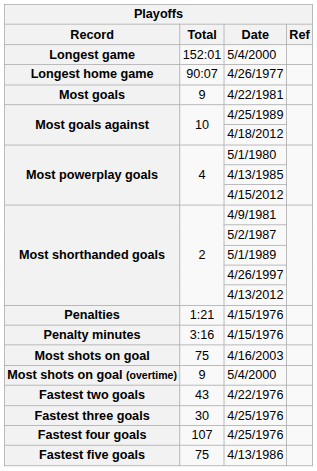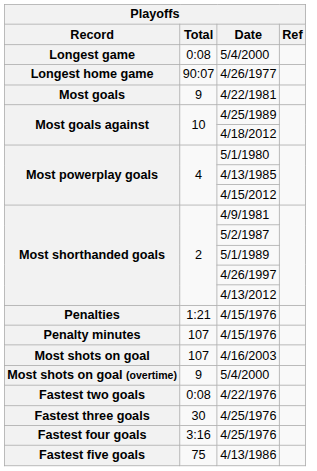(202, 54) 152:01 -> (199, 54) 0:08
(202, 335) 3:16 -> (199, 335) 107
(202, 355) 75 -> (199, 355) 107
(202, 395) 43 -> (199, 395) 0:08
(202, 435) 107 -> (199, 435) 3:16
